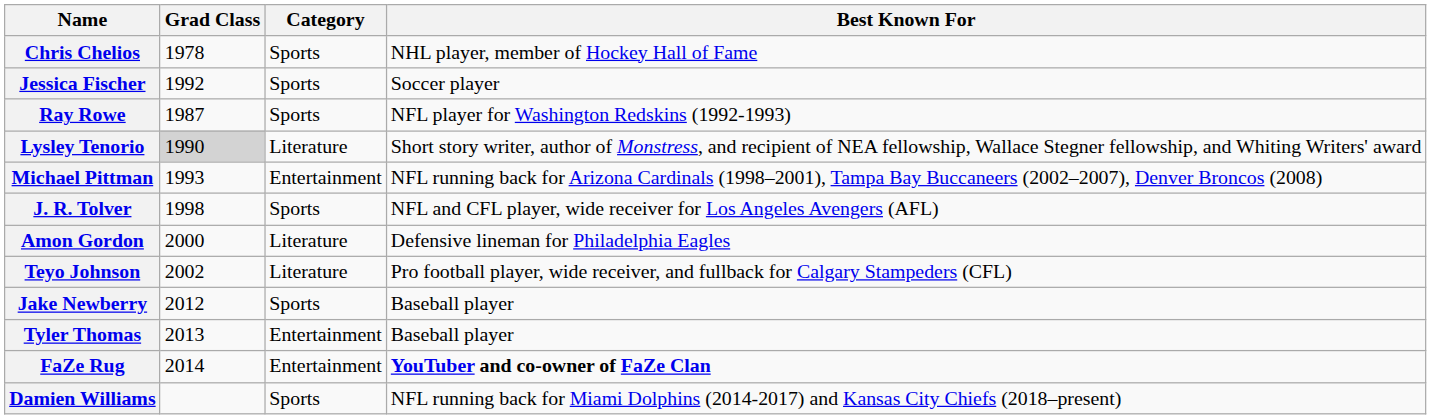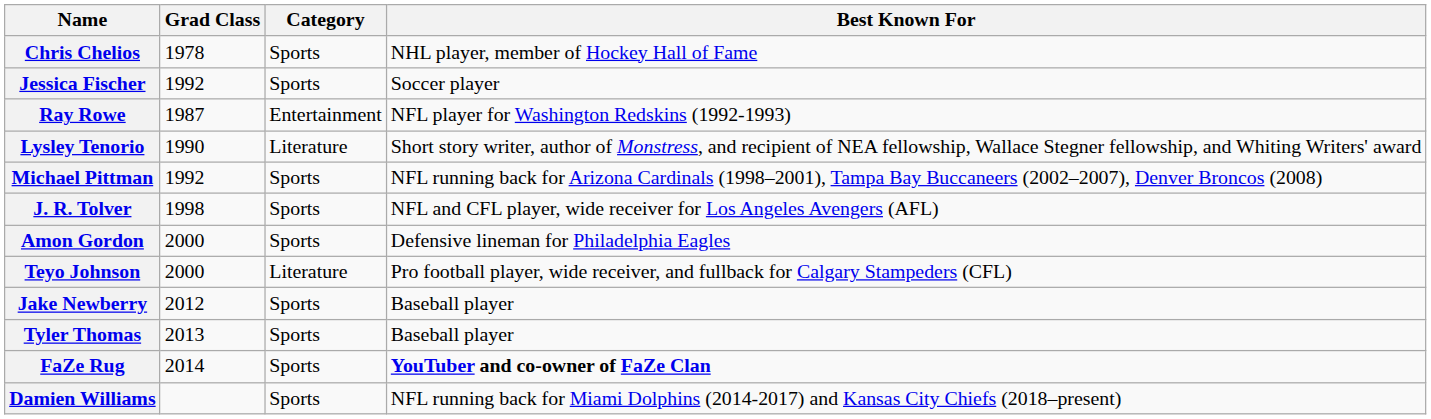(295, 114) Sports -> (325, 114) Entertainment
(185, 146) lightgrey background -> (185, 146) no background
(185, 177) 1993 -> (185, 177) 1992
(325, 177) Entertainment -> (295, 177) Sports
(308, 240) Literature -> (295, 240) Sports
(185, 271) 2002 -> (185, 271) 2000
(325, 334) Entertainment -> (295, 334) Sports
(325, 366) Entertainment -> (295, 366) Sports
